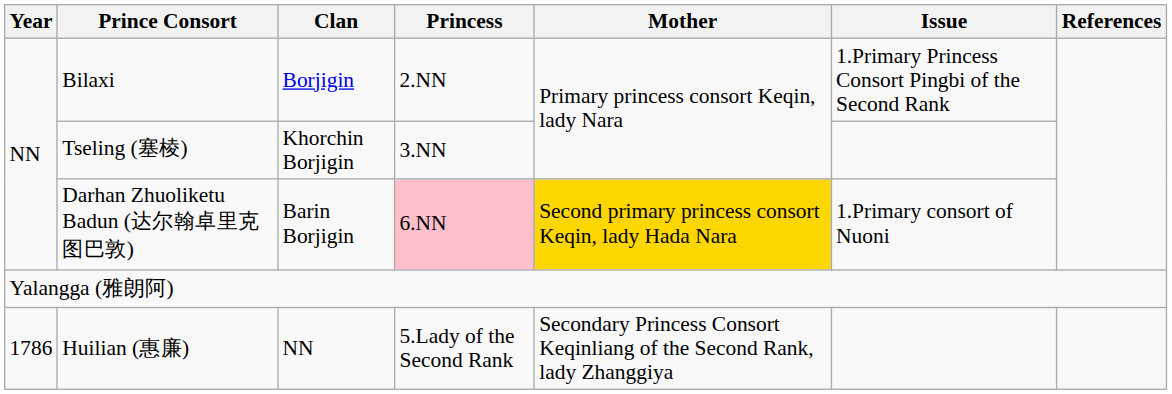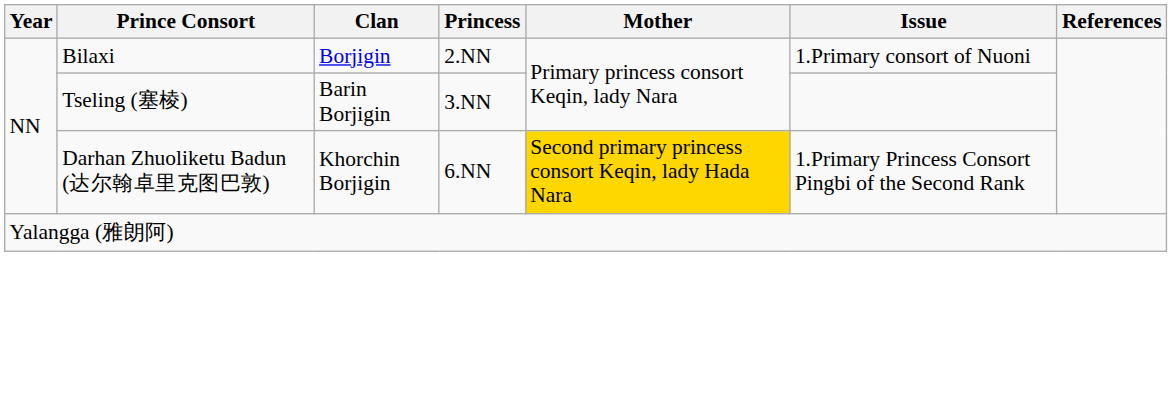(928, 79) 1.Primary Princess Consort Pingbi of the Second Rank -> (913, 55) 1.Primary consort of Nuoni
(323, 149) Khorchin Borjigin -> (355, 101) Barin Borjigin
(318, 224) Barin Borjigin -> (360, 171) Khorchin Borjigin
(423, 224) pink background -> (468, 171) no background
(924, 224) 1.Primary consort of Nuoni -> (913, 171) 1.Primary Princess Consort Pingbi of the Second Rank
- row: (126, 347)
